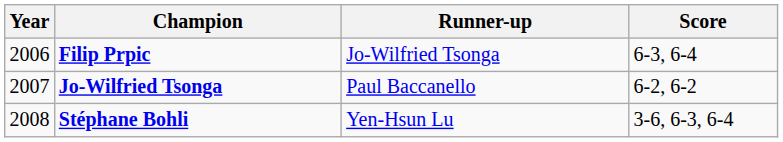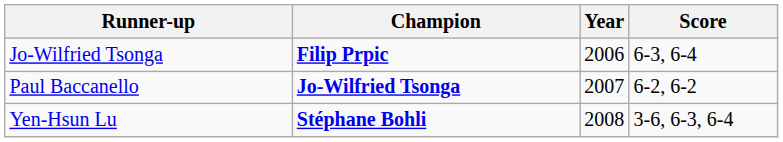columns swapped: (29, 21) <-> (485, 21)
